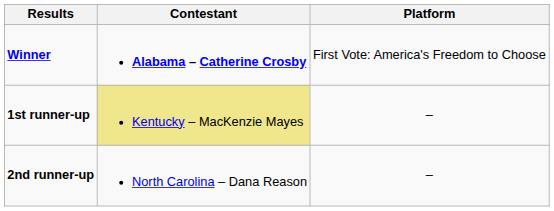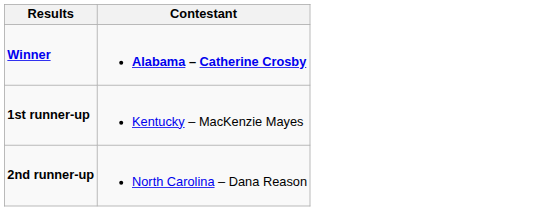- column: (429, 14)
(204, 122) khaki background -> (204, 122) no background
